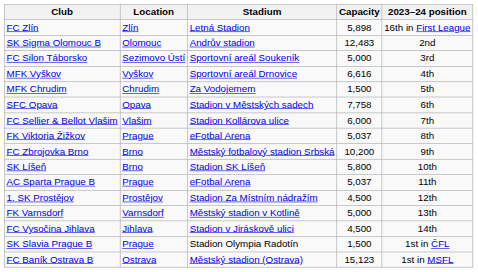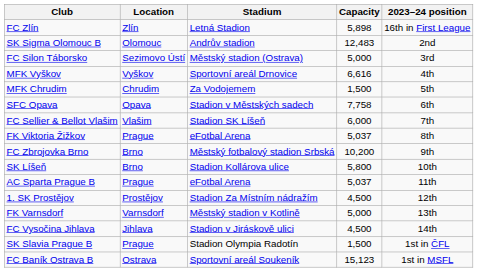(244, 58) Sportovní areál Soukeník -> (246, 58) Městský stadion (Ostrava)
(239, 120) Stadion Kollárova ulice -> (227, 120) Stadion SK Líšeň
(227, 167) Stadion SK Líšeň -> (239, 167) Stadion Kollárova ulice
(246, 259) Městský stadion (Ostrava) -> (244, 259) Sportovní areál Soukeník
